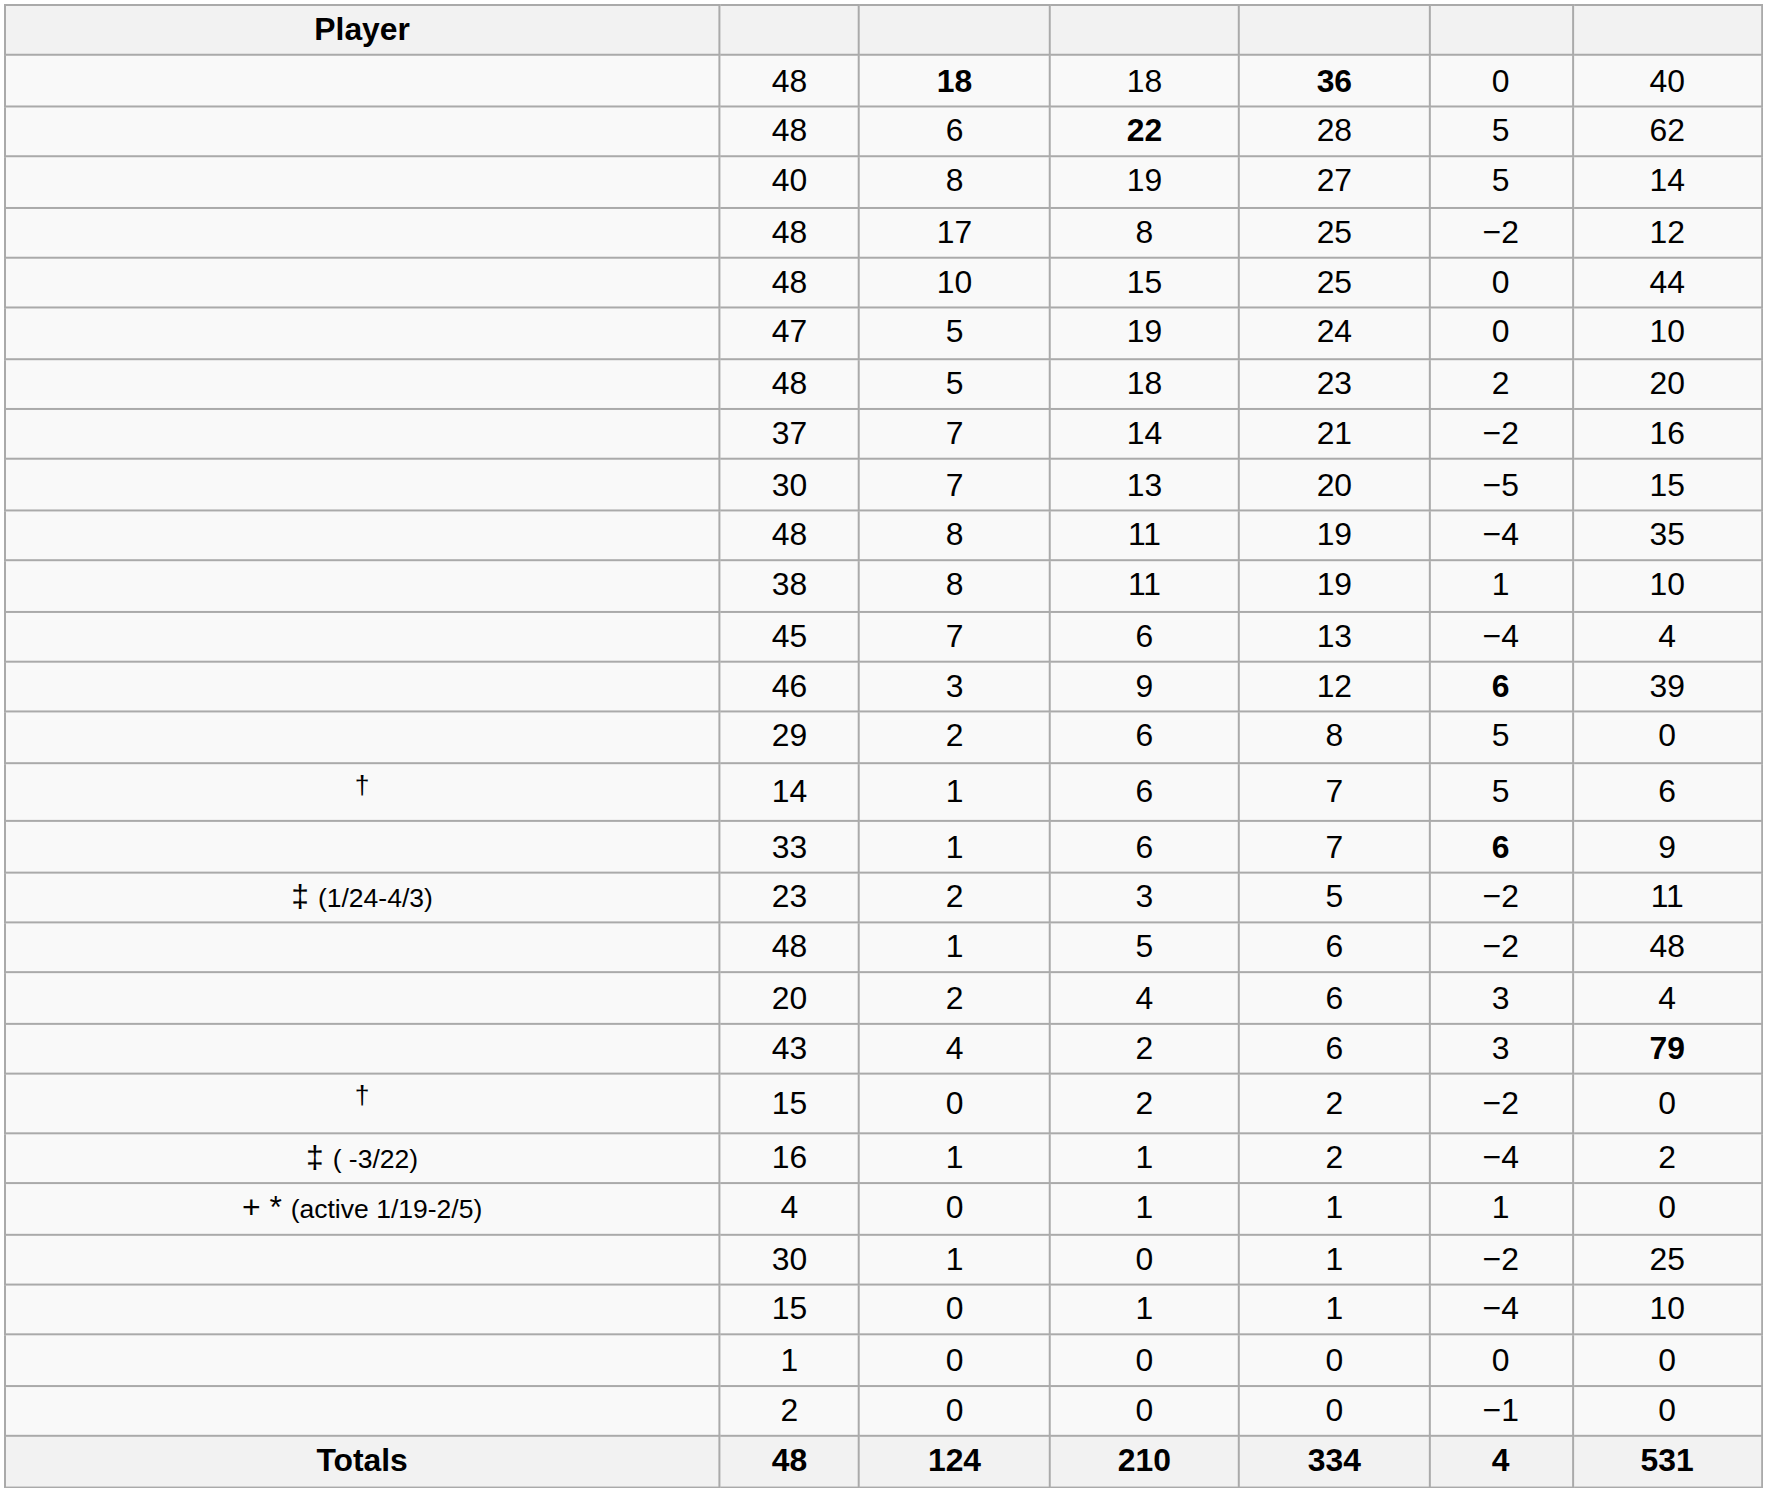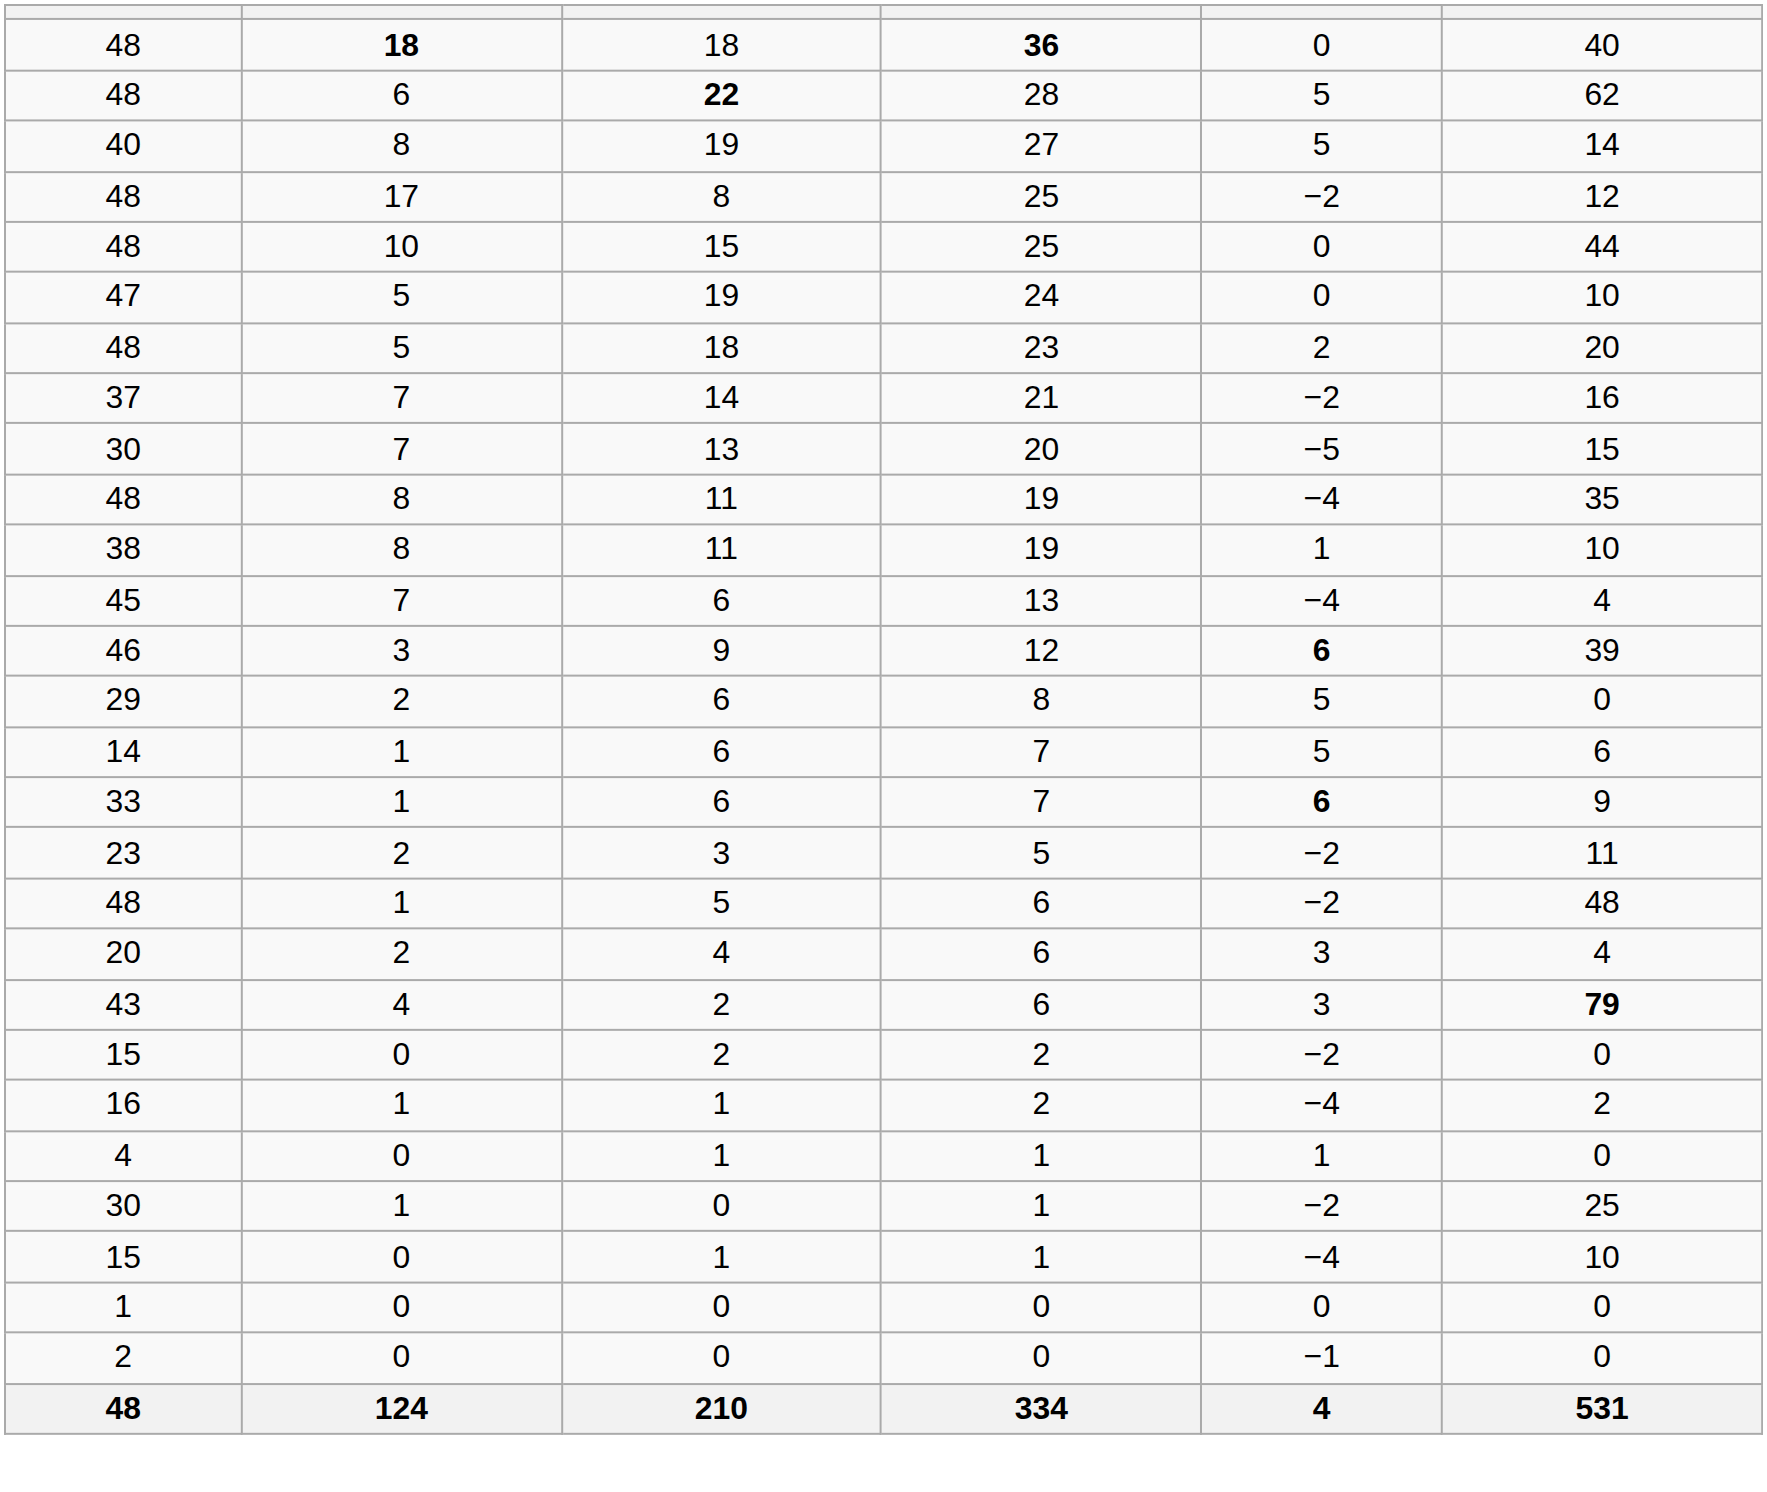- column: (362, 29)
